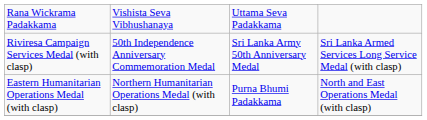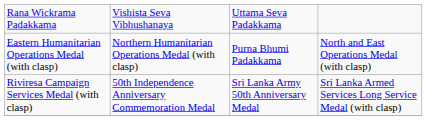rows swapped: (54, 95) <-> (53, 54)
